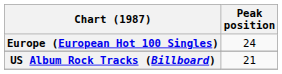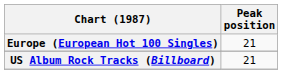(250, 43) 24 -> (250, 43) 21
